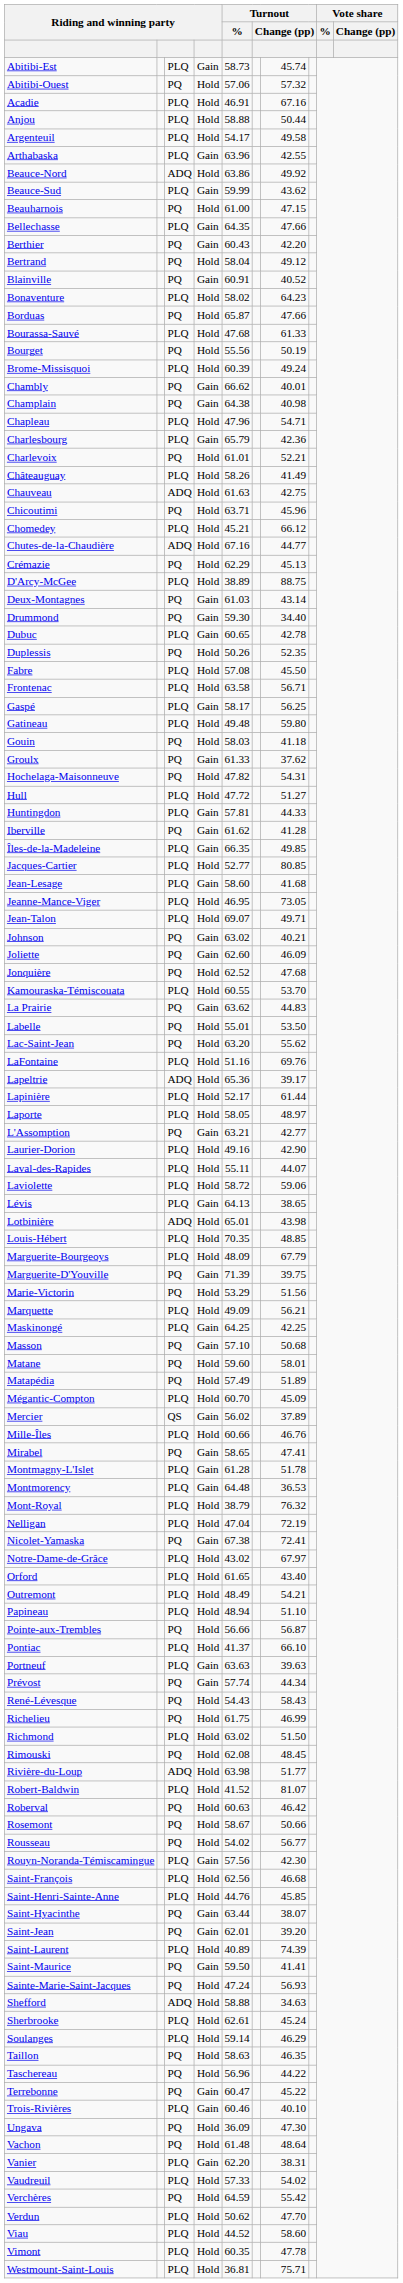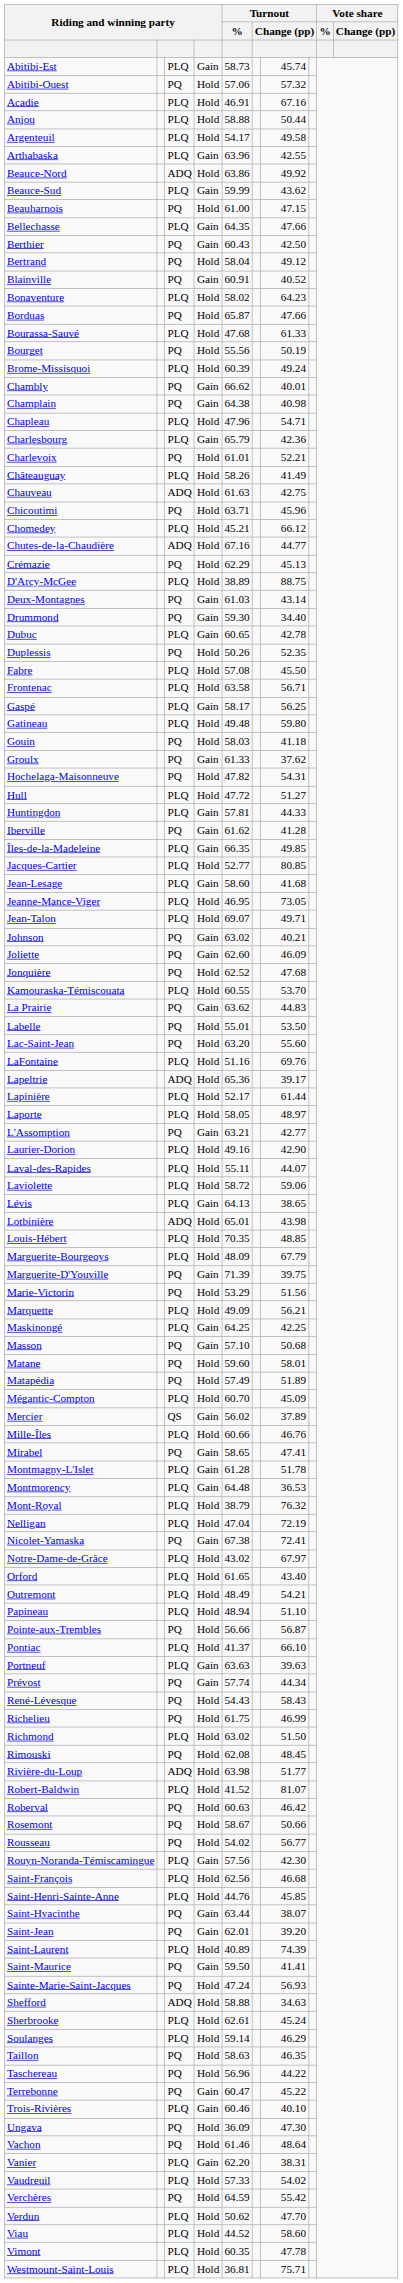(293, 244) 42.20 -> (293, 244) 42.50
(293, 1043) 55.62 -> (293, 1043) 55.60
(237, 2144) 61.48 -> (237, 2144) 61.46
